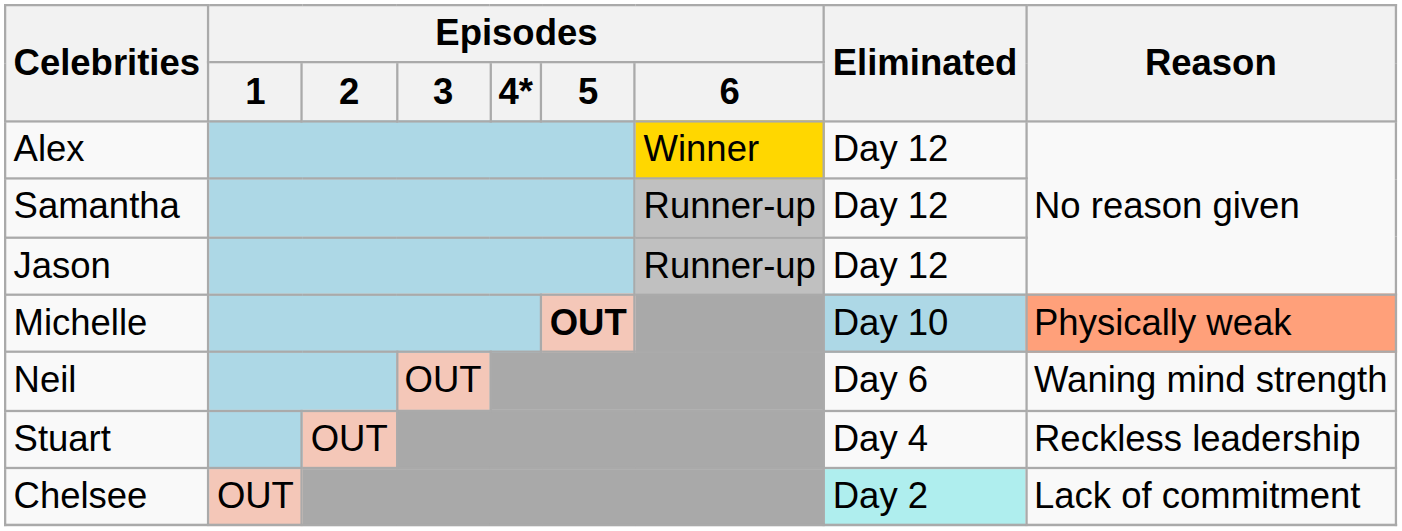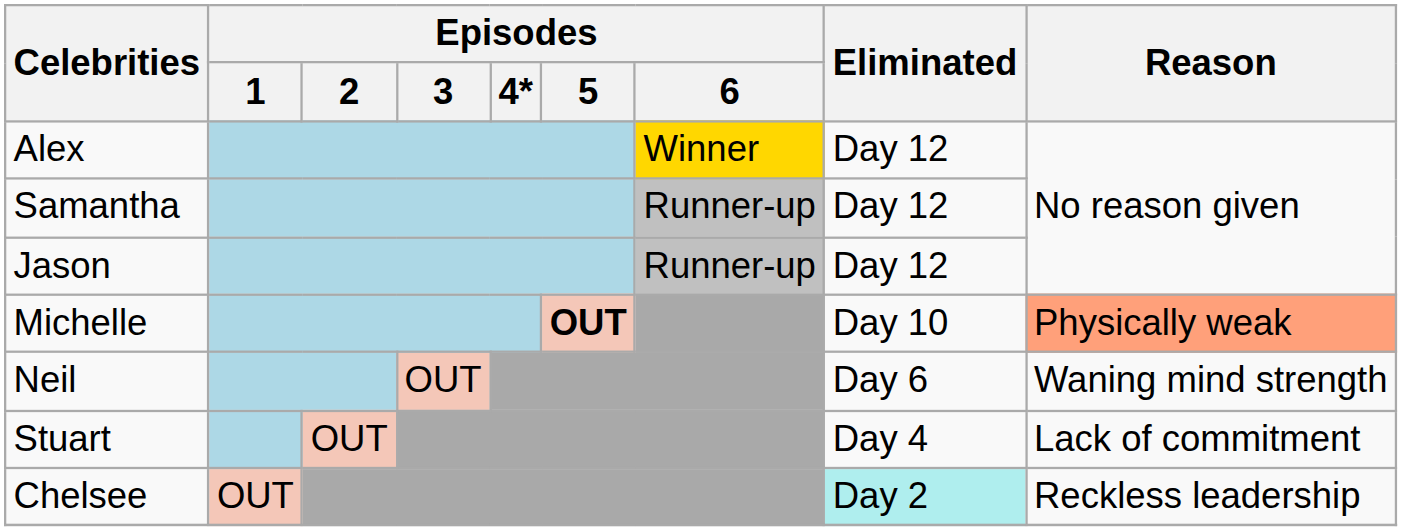(891, 322) lightblue background -> (891, 322) no background
(1197, 438) Reckless leadership -> (1197, 438) Lack of commitment
(1197, 496) Lack of commitment -> (1197, 496) Reckless leadership
